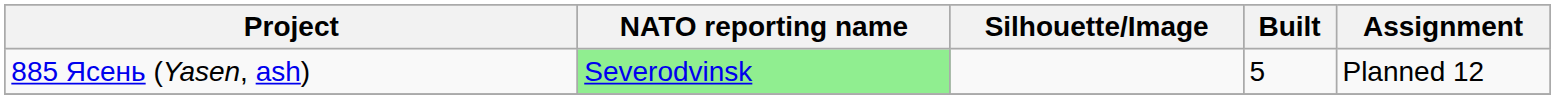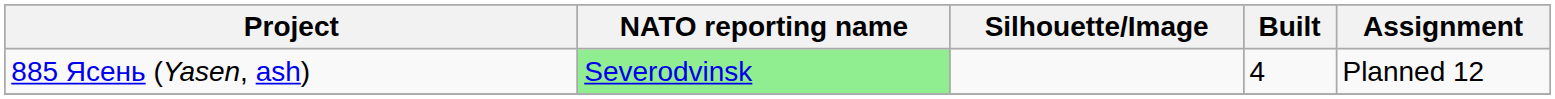(1257, 71) 5 -> (1257, 71) 4
